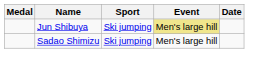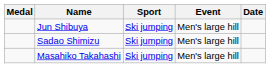(187, 27) khaki background -> (208, 27) no background
+ row: (79, 56)
